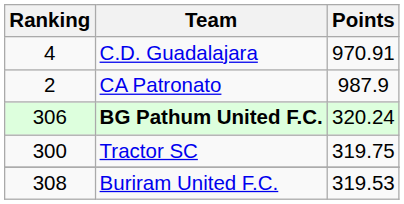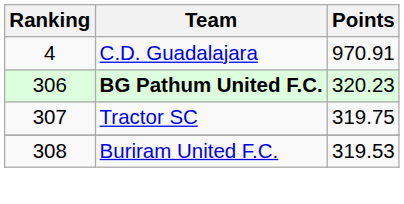- row: (161, 85)
(363, 118) 320.24 -> (363, 85) 320.23
(50, 150) 300 -> (50, 118) 307
